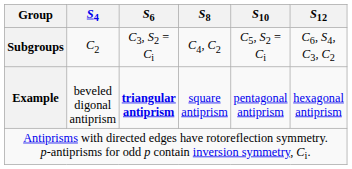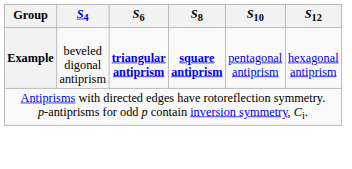- row: (36, 47)
(205, 104) normal -> (197, 64) bold
